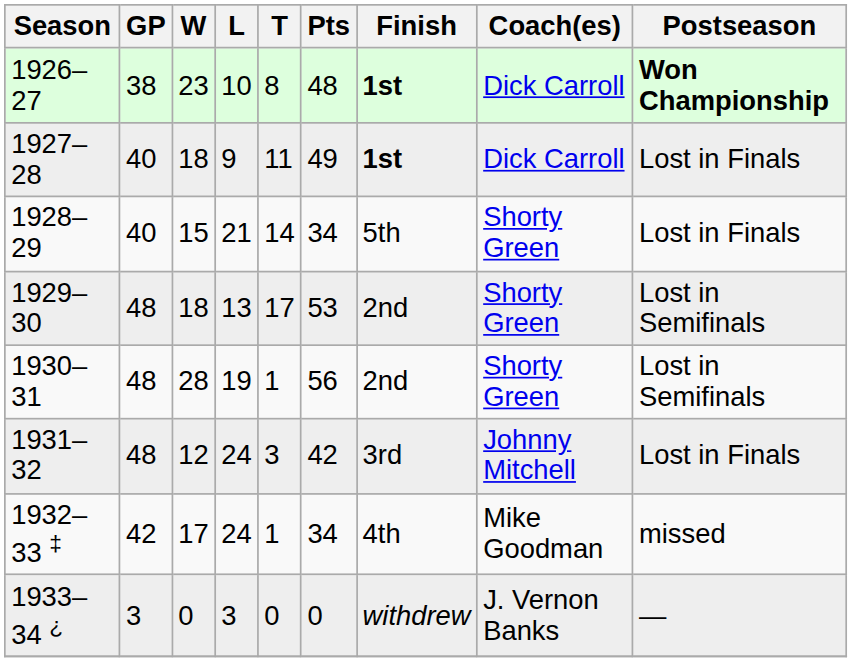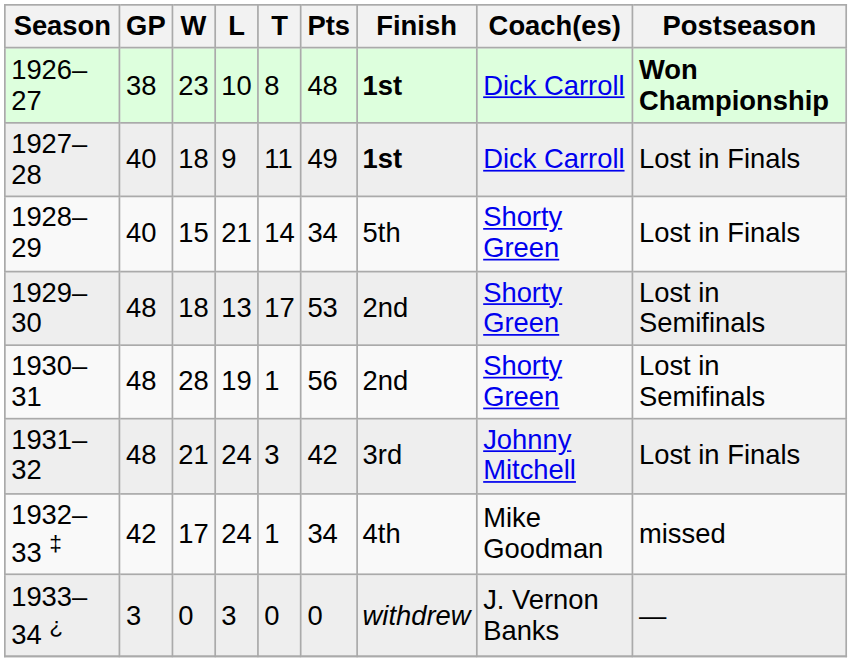(193, 455) 12 -> (193, 455) 21
